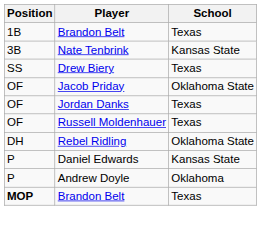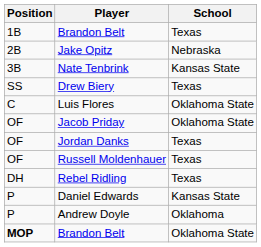+ row: (14, 50)
+ row: (11, 104)
(213, 141) Oklahoma State -> (186, 178) Texas
(186, 196) Texas -> (213, 232) Oklahoma State
